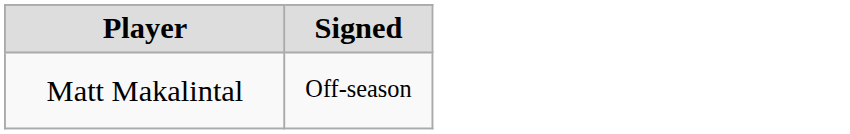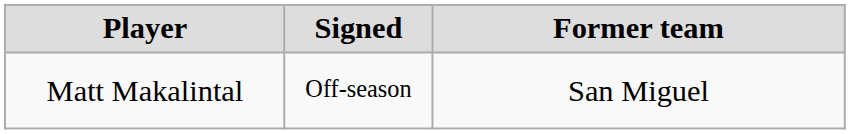+ column: (638, 28)
